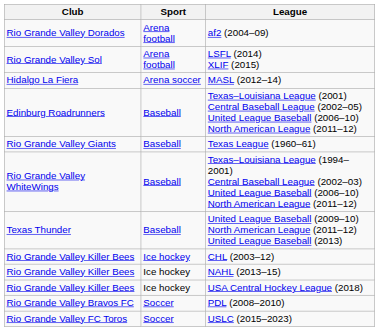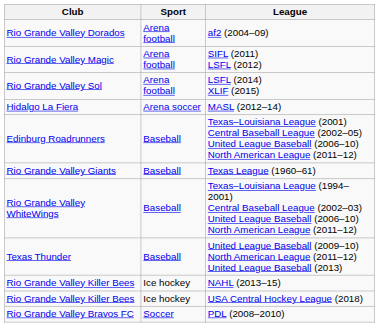+ row: (235, 59)
- row: (241, 256)
- row: (250, 318)
